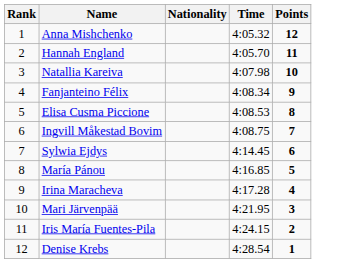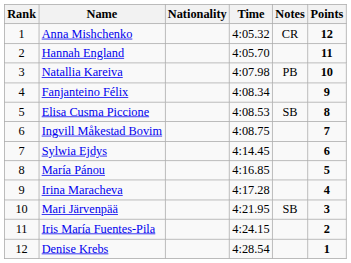+ column: (290, 14)
